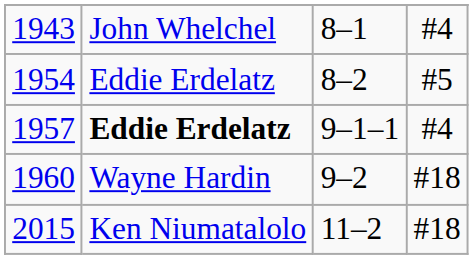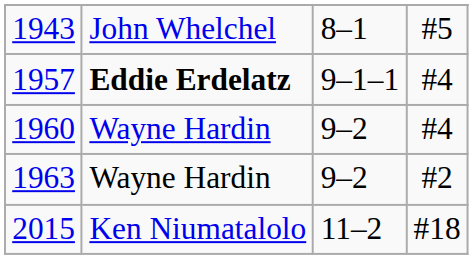(437, 29) #4 -> (437, 29) #5
- row: (44, 79)
(437, 178) #18 -> (437, 128) #4
+ row: (44, 178)
